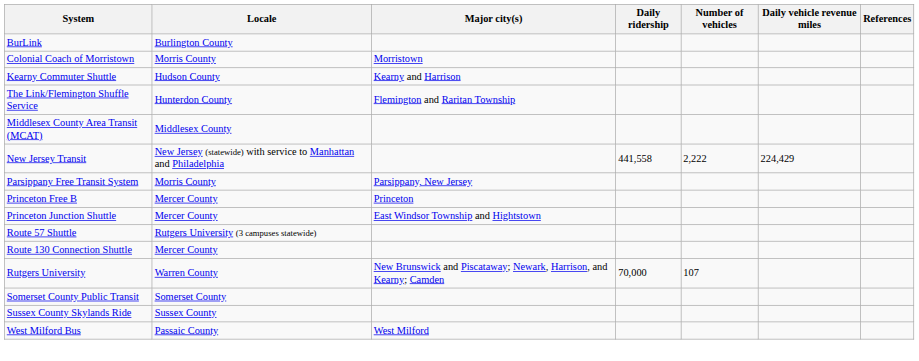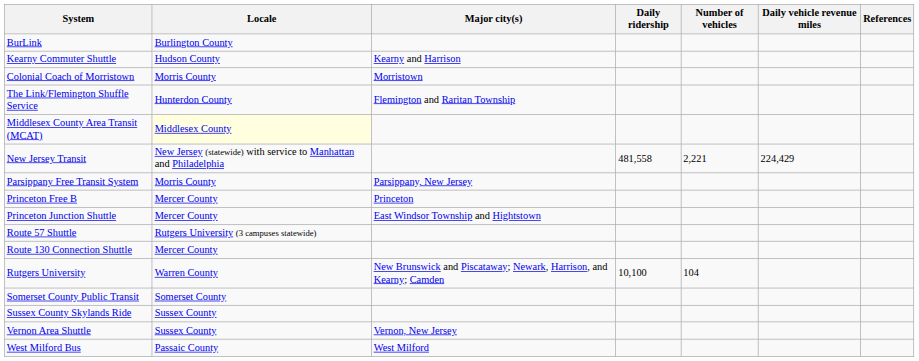rows swapped: (71, 59) <-> (61, 76)
(193, 129) no background -> (193, 129) lightyellow background
(635, 158) 441,558 -> (635, 158) 481,558
(695, 158) 2,222 -> (695, 158) 2,221
(633, 273) 70,000 -> (633, 273) 10,100
(691, 273) 107 -> (691, 273) 104
+ row: (49, 331)
